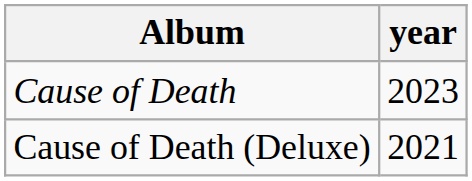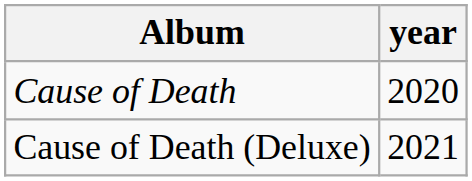(423, 89) 2023 -> (423, 89) 2020
